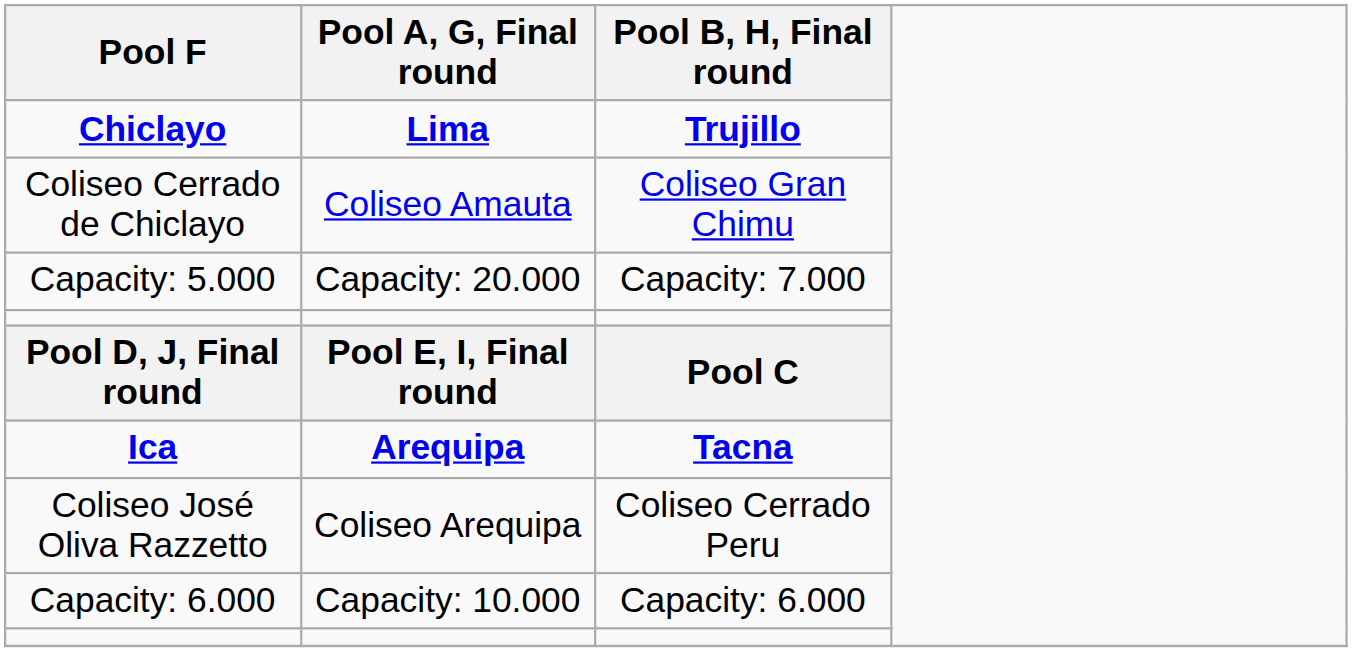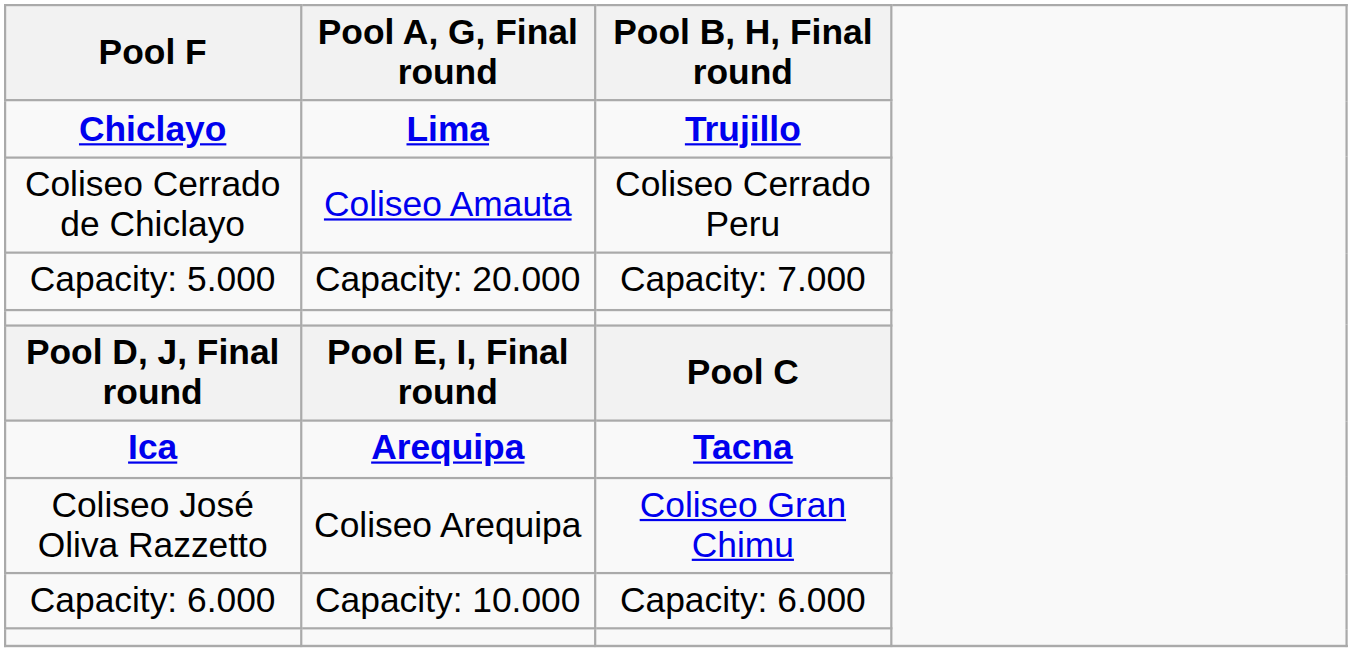(743, 204) Coliseo Gran Chimu -> (743, 204) Coliseo Cerrado Peru
(743, 524) Coliseo Cerrado Peru -> (743, 524) Coliseo Gran Chimu
